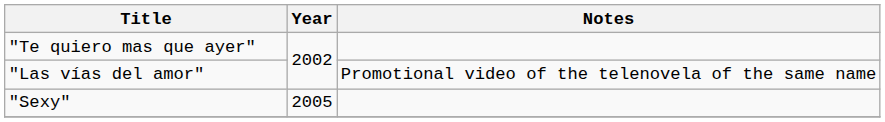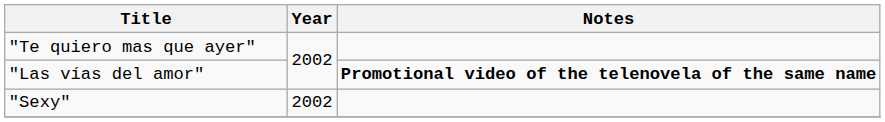(609, 75) normal -> (609, 75) bold
(312, 103) 2005 -> (312, 103) 2002
